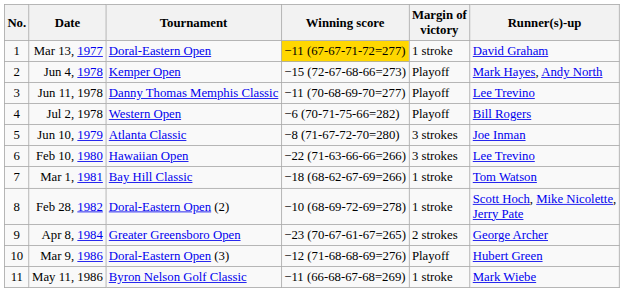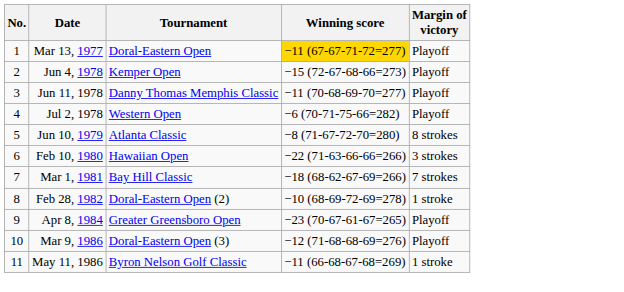- column: (545, 22)
(432, 51) 1 stroke -> (431, 51) Playoff
(435, 135) 3 strokes -> (435, 135) 8 strokes
(432, 177) 1 stroke -> (435, 177) 7 strokes
(435, 234) 2 strokes -> (431, 219) Playoff
